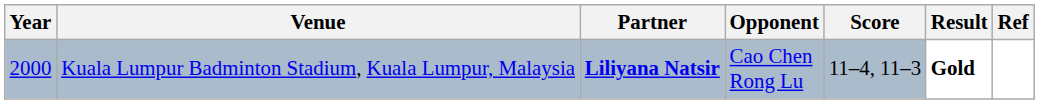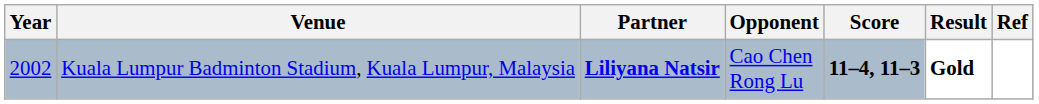(30, 68) 2000 -> (30, 68) 2002
(875, 68) normal -> (875, 68) bold
